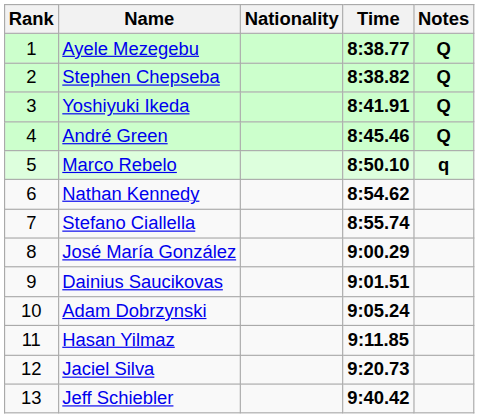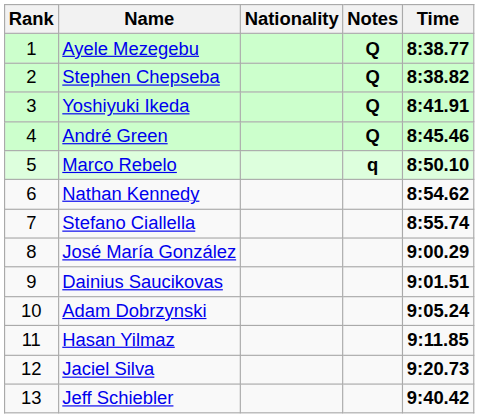columns swapped: (378, 19) <-> (444, 19)
